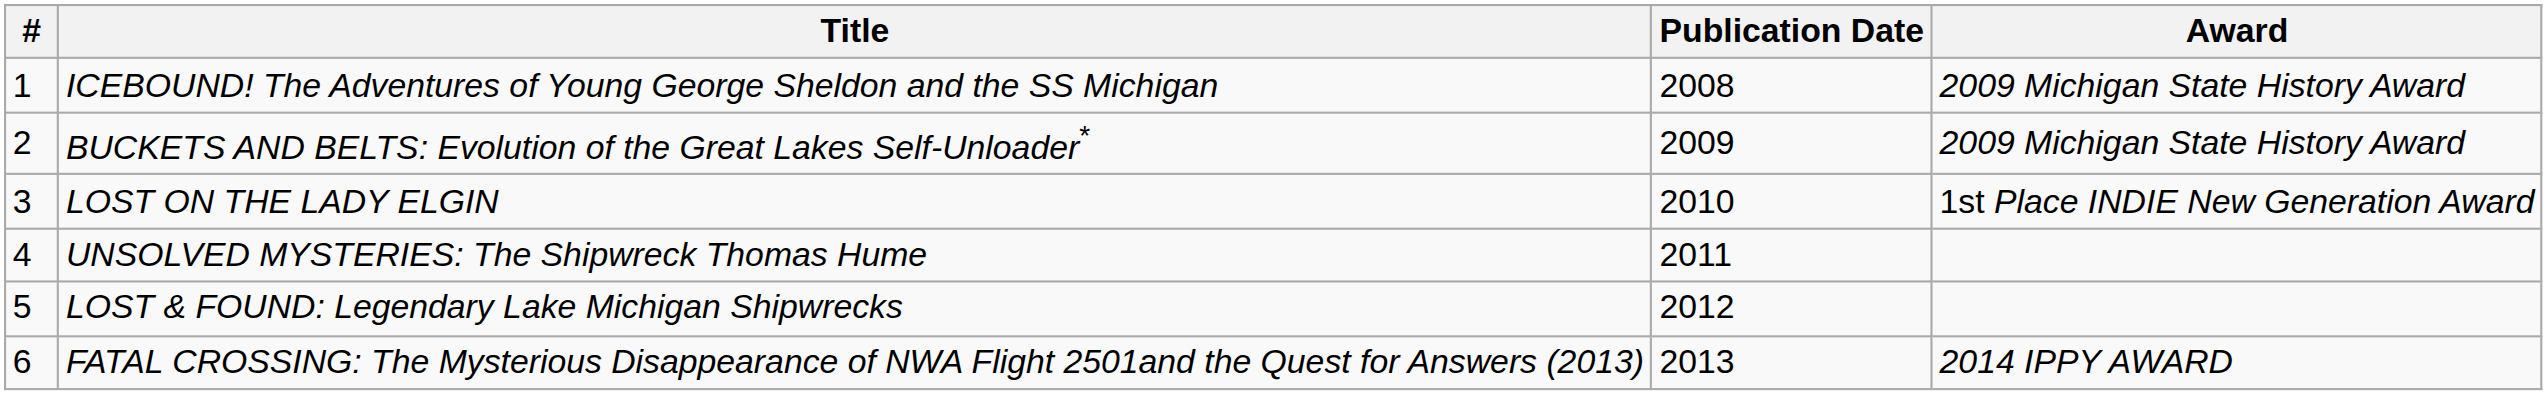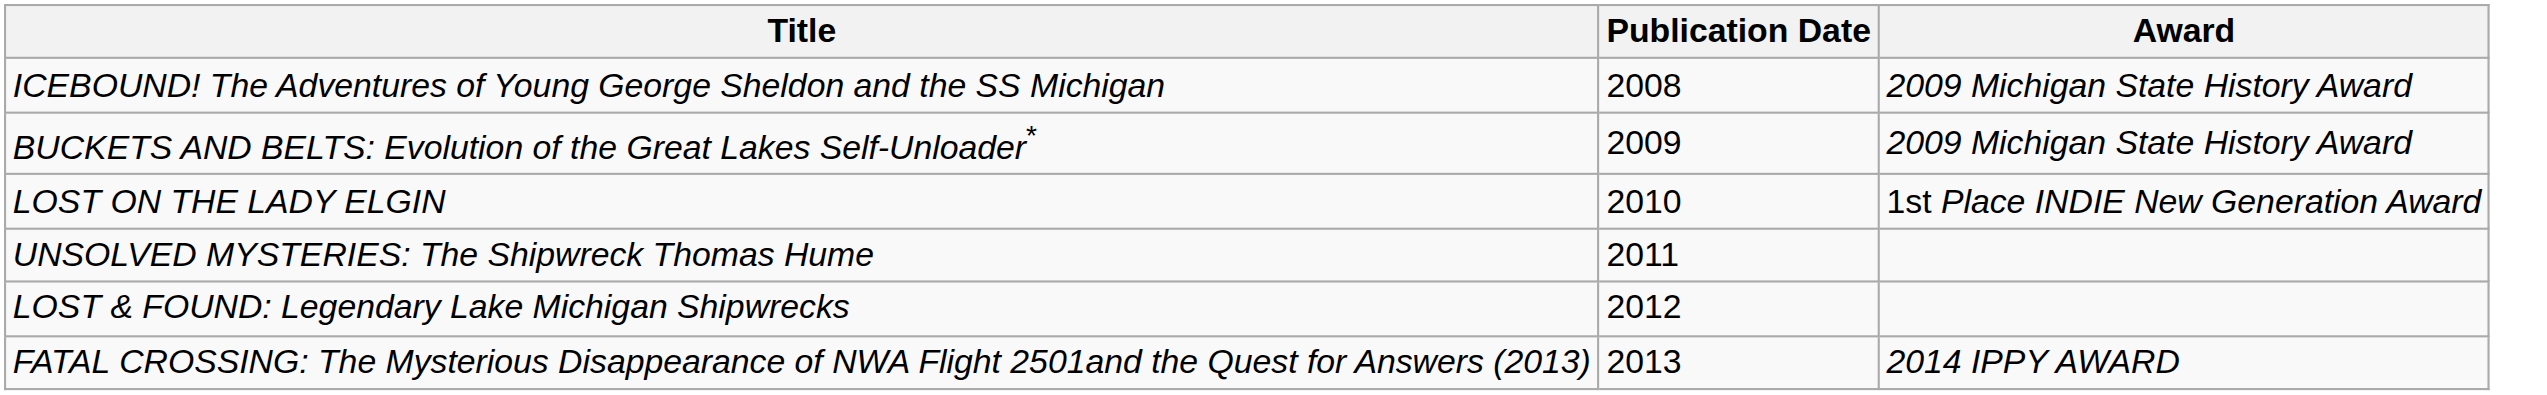- column: (32, 31)
